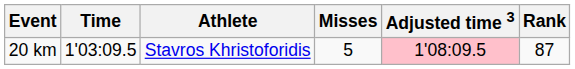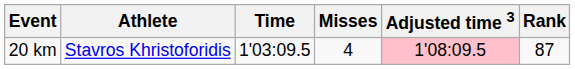columns swapped: (228, 21) <-> (101, 21)
(348, 51) 5 -> (348, 51) 4
